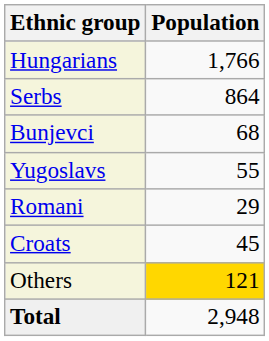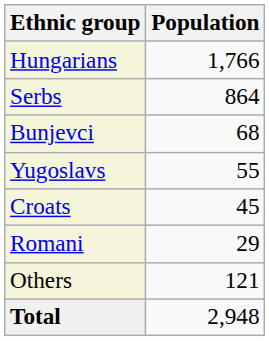rows swapped: (40, 243) <-> (47, 206)
(242, 280) gold background -> (242, 280) no background
